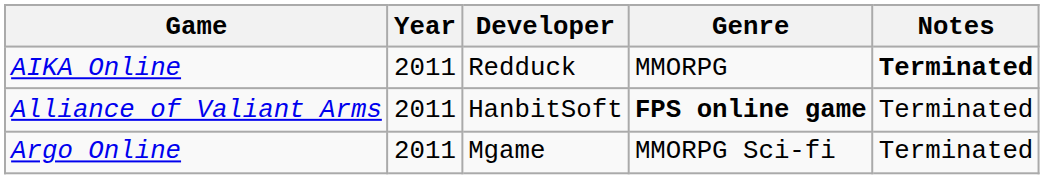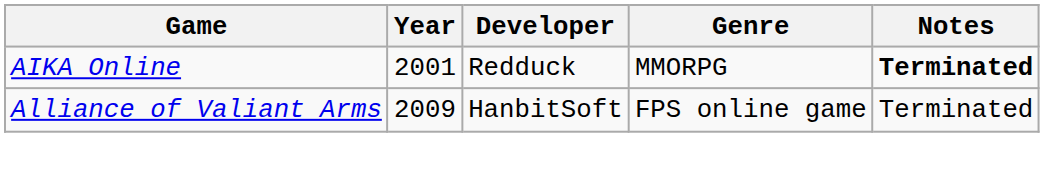(425, 68) 2011 -> (425, 68) 2001
(425, 110) 2011 -> (425, 110) 2009
(751, 110) bold -> (751, 110) normal
- row: (96, 152)
